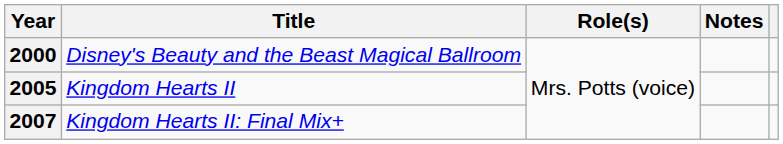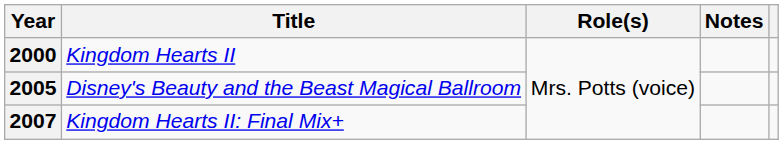(294, 54) Disney's Beauty and the Beast Magical Ballroom -> (151, 54) Kingdom Hearts II
(151, 88) Kingdom Hearts II -> (294, 88) Disney's Beauty and the Beast Magical Ballroom
